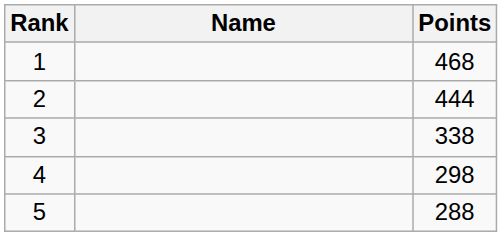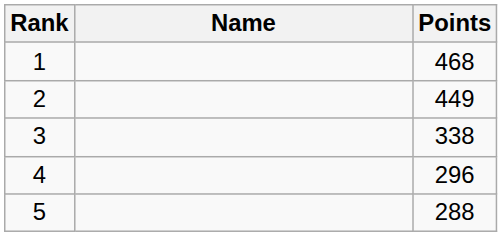(455, 99) 444 -> (455, 99) 449
(455, 174) 298 -> (455, 174) 296
